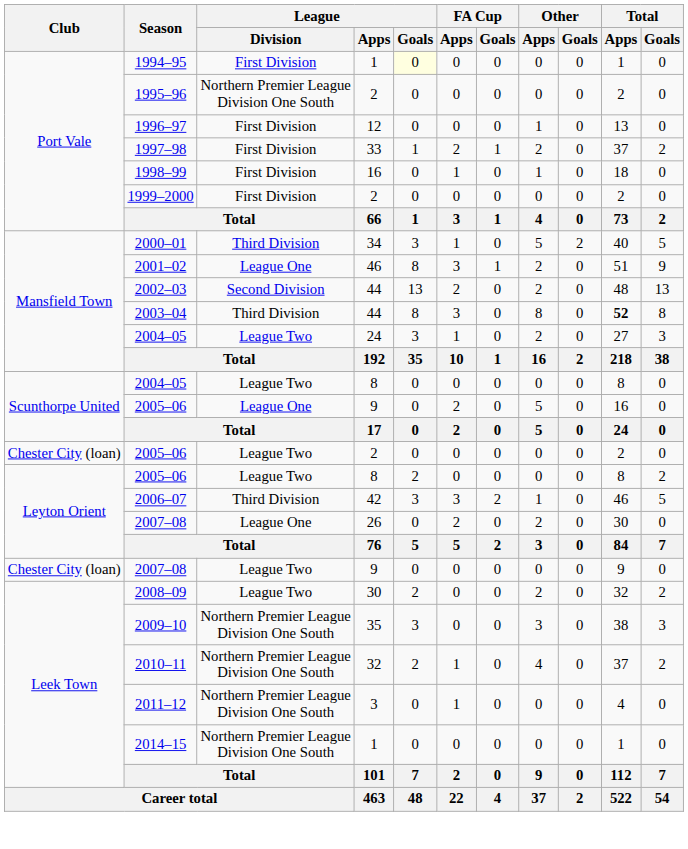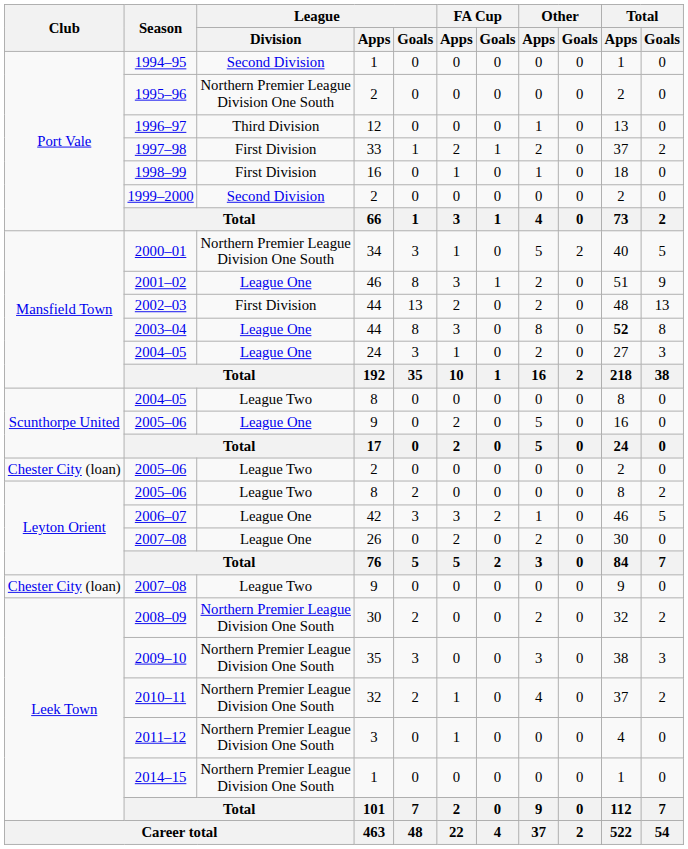(276, 62) First Division -> (276, 62) Second Division
(415, 62) lightyellow background -> (415, 62) no background
(276, 126) First Division -> (276, 126) Third Division
(276, 196) First Division -> (276, 196) Second Division
(276, 242) Third Division -> (276, 251) Northern Premier League Division One South
(276, 289) Second Division -> (276, 306) First Division
(276, 312) Third Division -> (276, 329) League One
(276, 336) League Two -> (276, 352) League One
(276, 499) Third Division -> (276, 516) League One
(276, 593) League Two -> (276, 617) Northern Premier League Division One South
